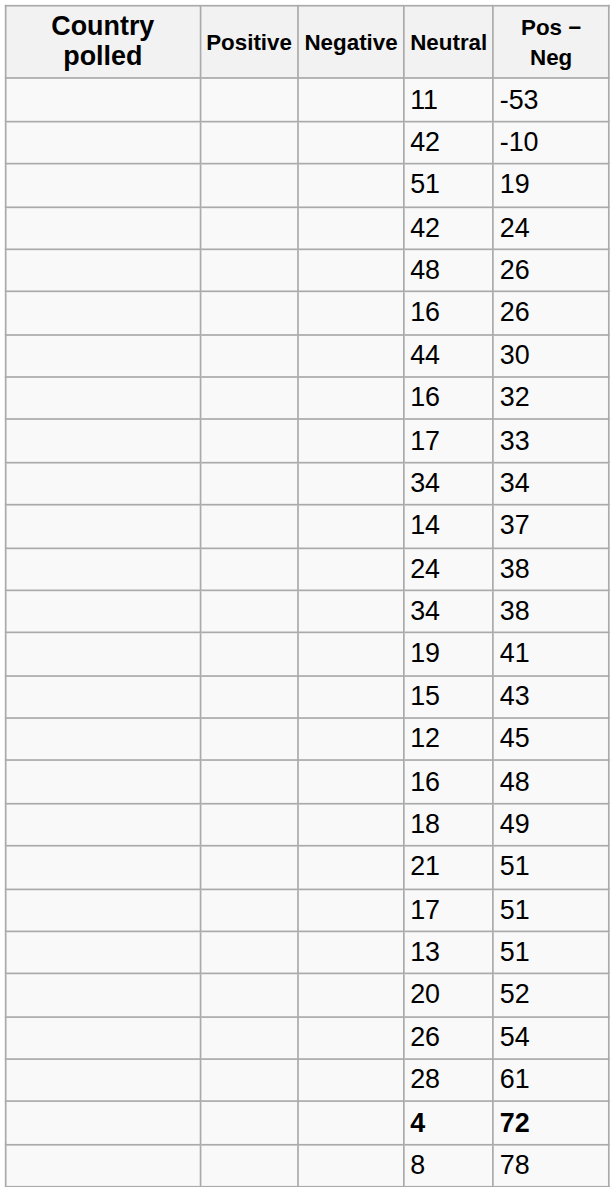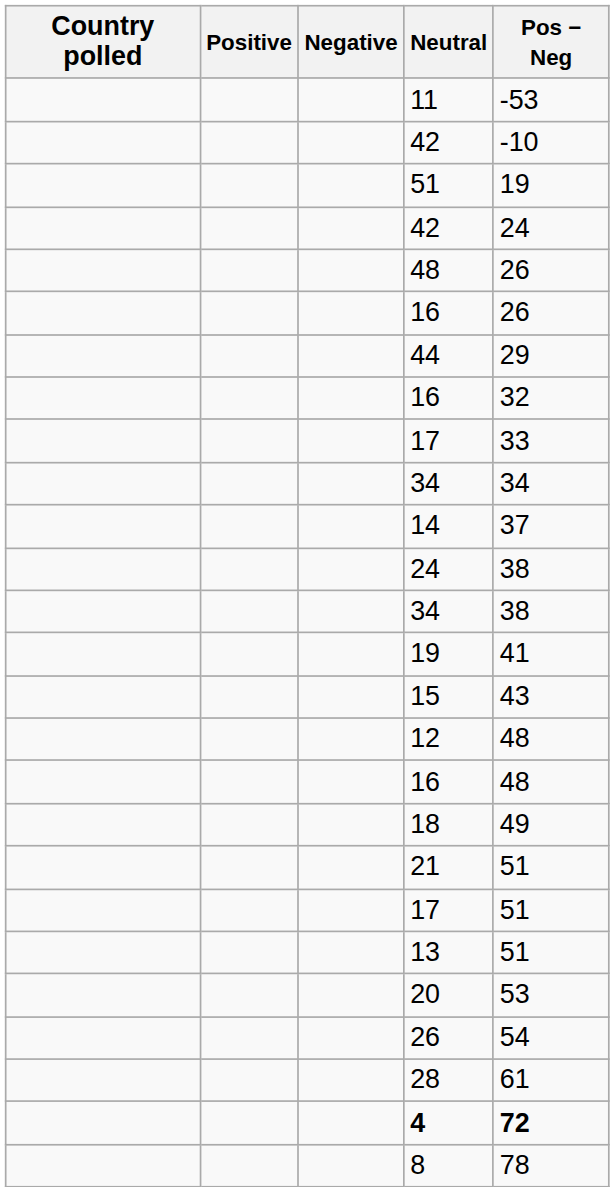(515, 355) 30 -> (515, 355) 29
(515, 739) 45 -> (515, 739) 48
(515, 994) 52 -> (515, 994) 53
